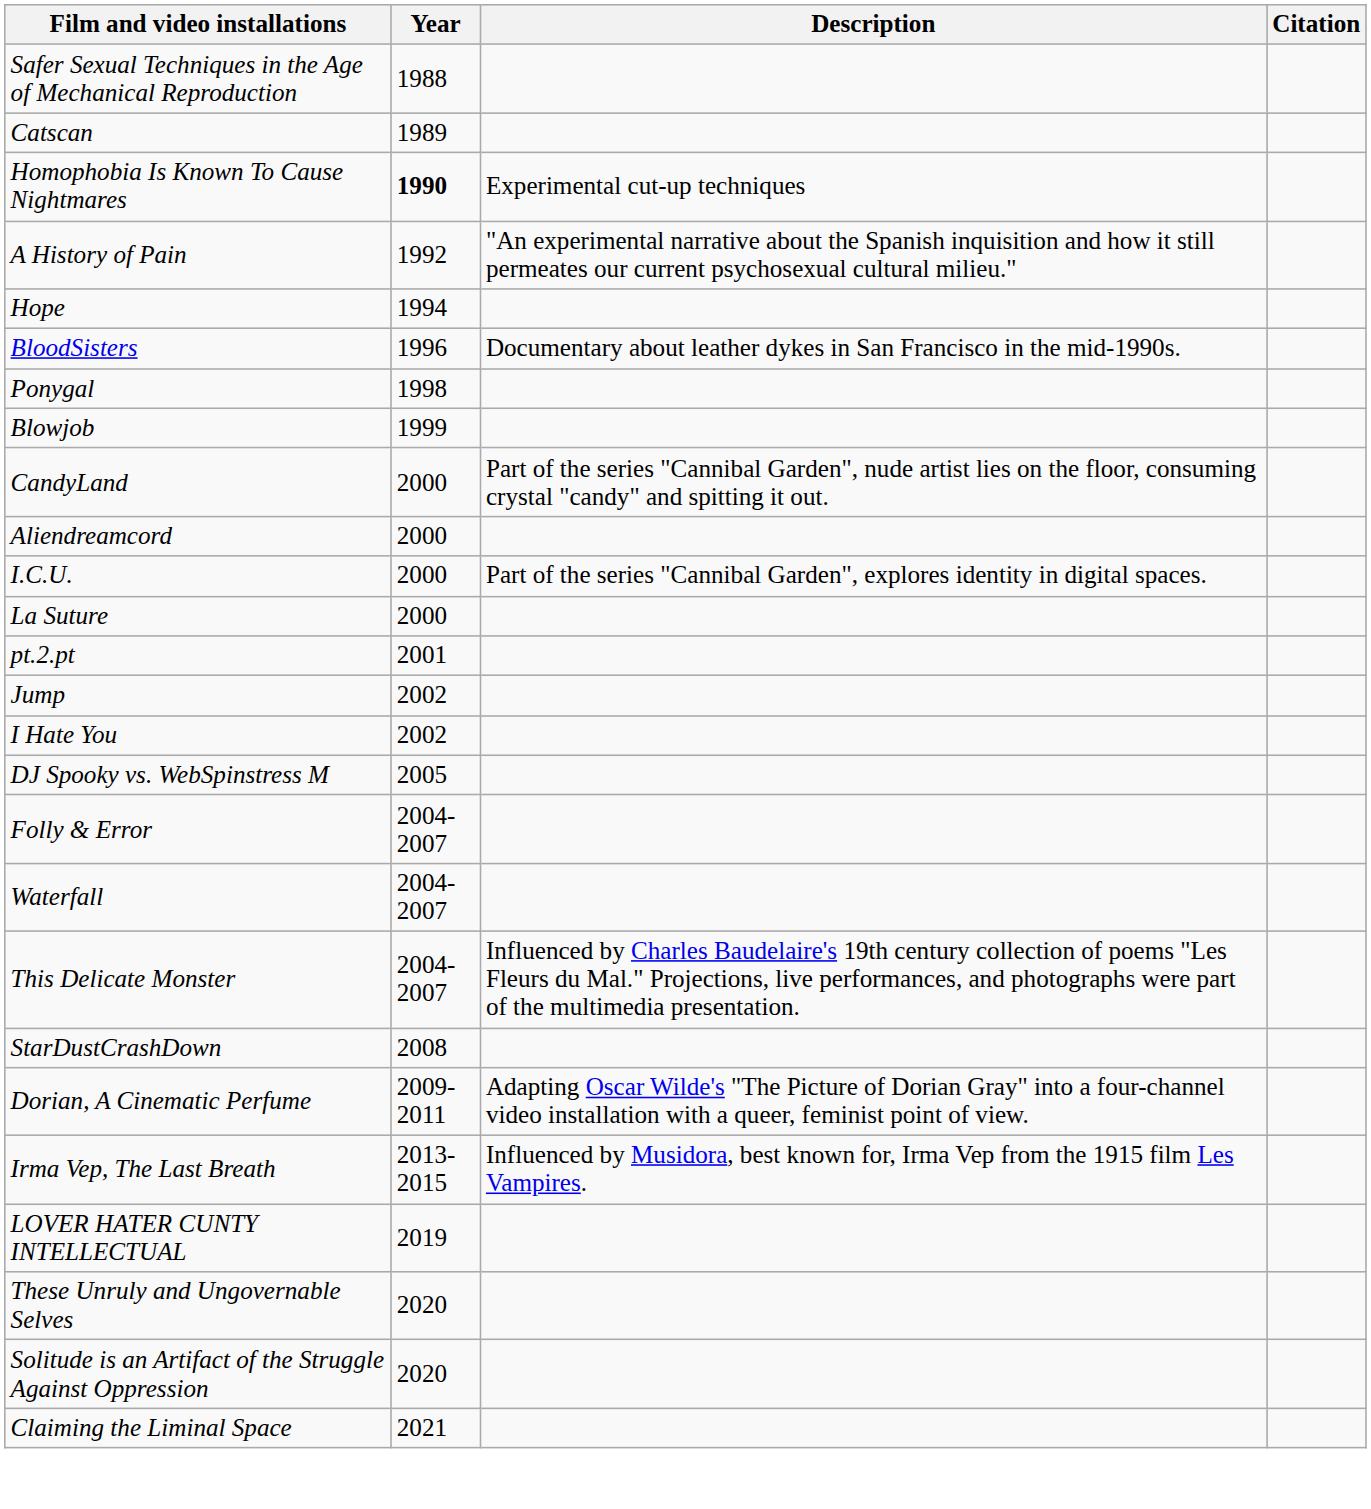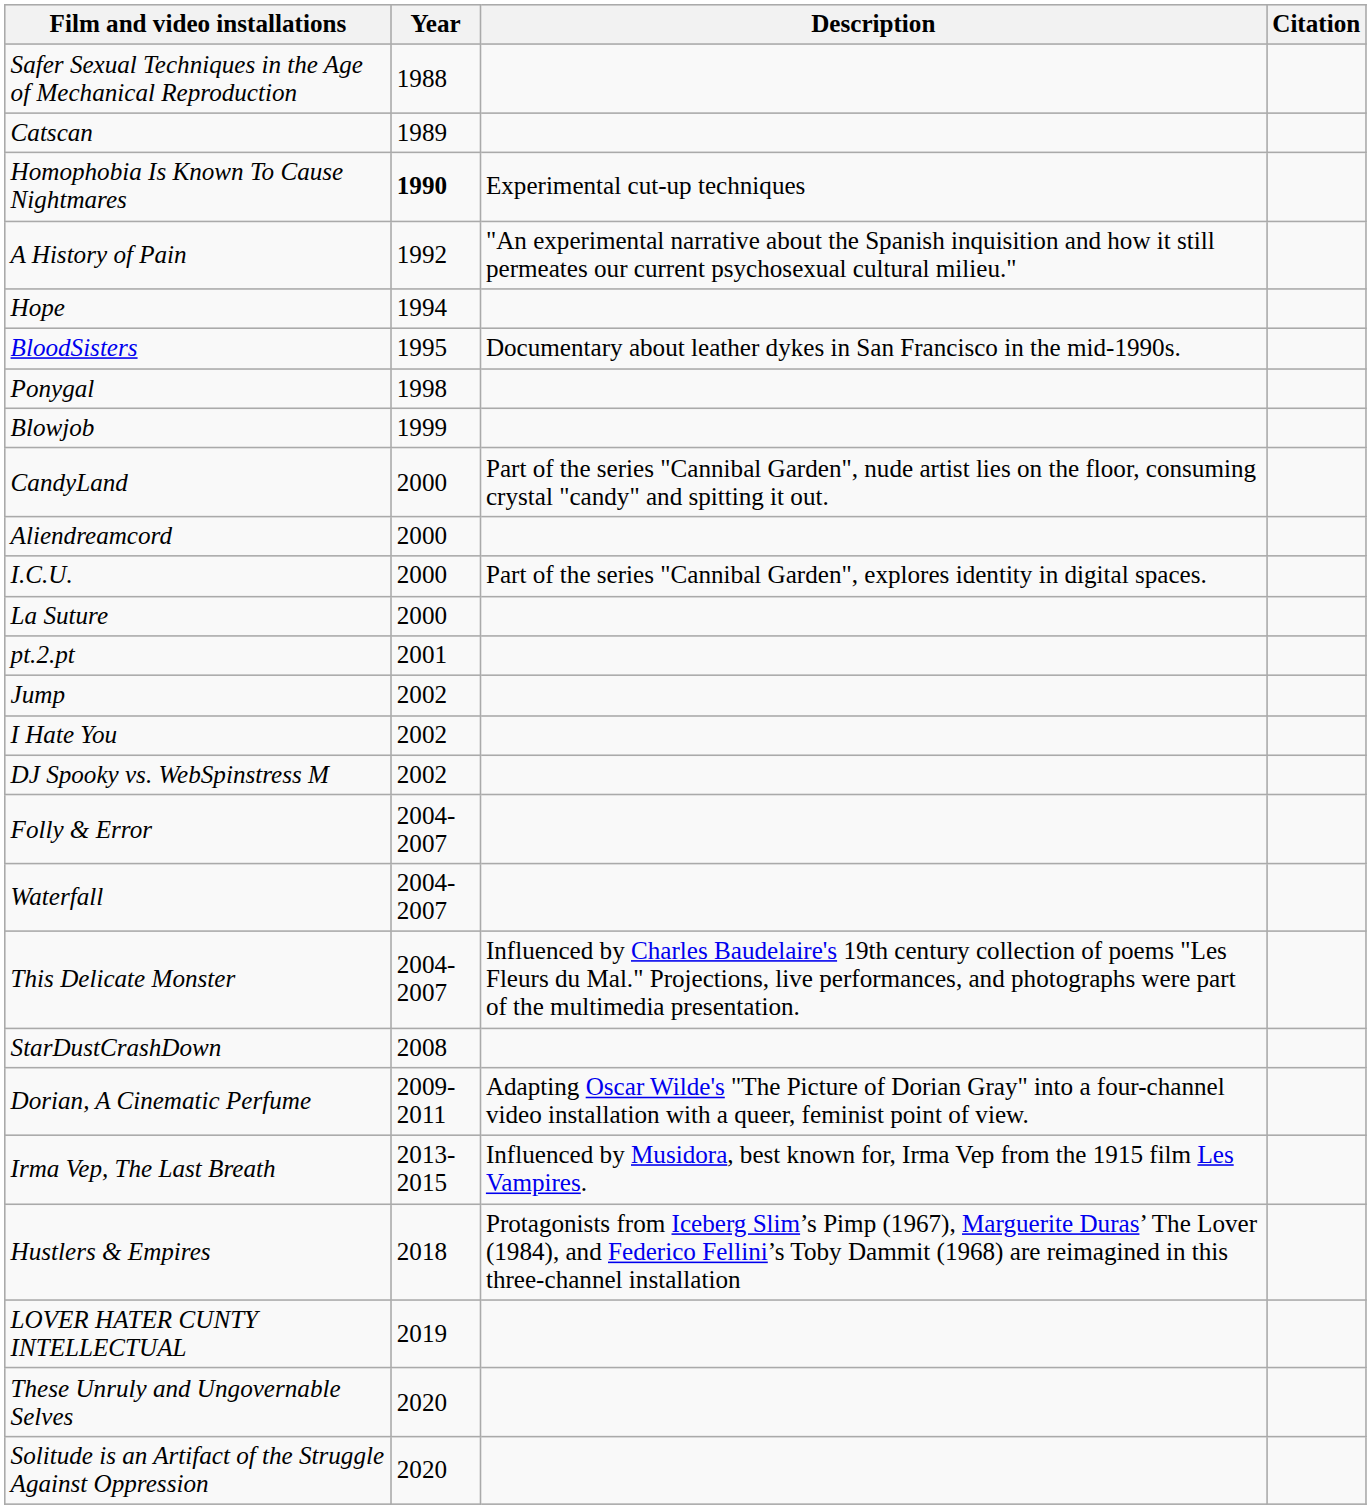(422, 348) 1996 -> (422, 348) 1995
(422, 774) 2005 -> (422, 774) 2002
+ row: (111, 1251)
- row: (151, 1427)
